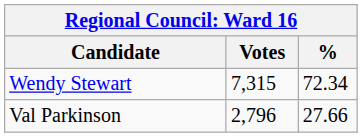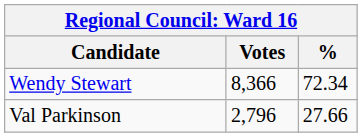(253, 83) 7,315 -> (253, 83) 8,366
